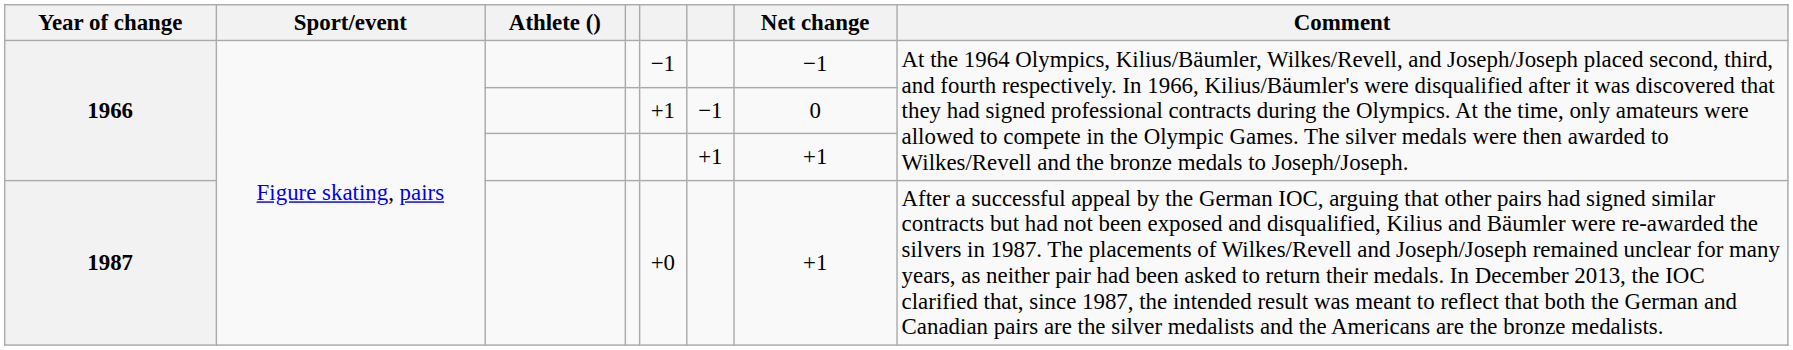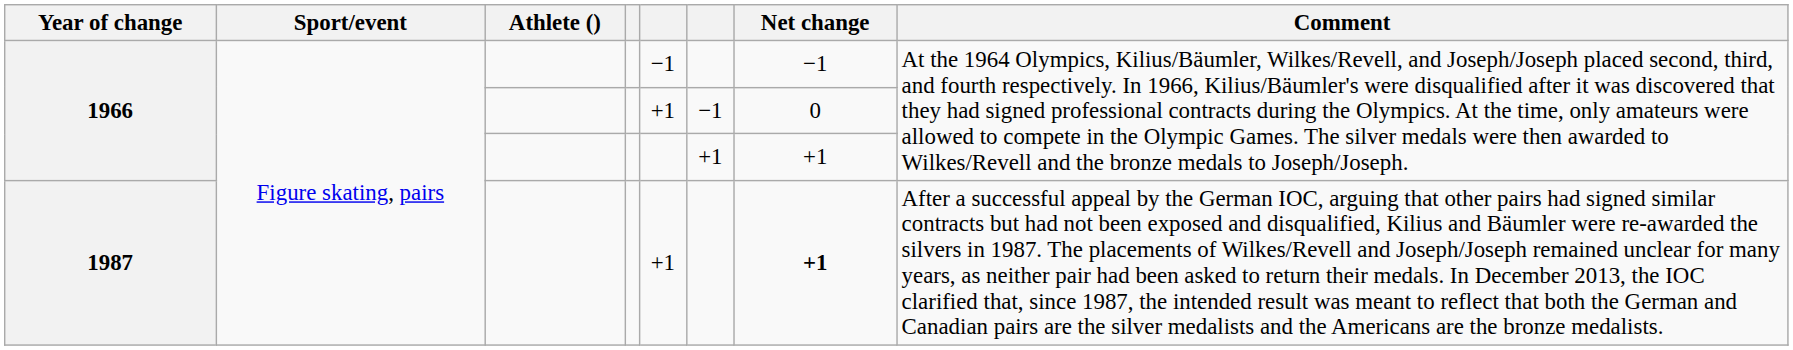(663, 262) +0 -> (663, 262) +1
(815, 262) normal -> (815, 262) bold
